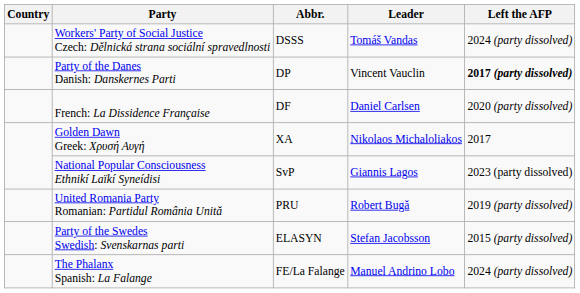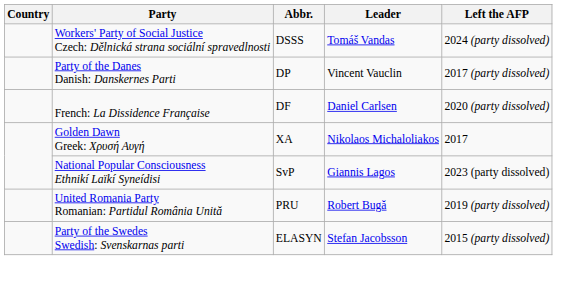(520, 73) bold -> (497, 73) normal
- row: (103, 271)
